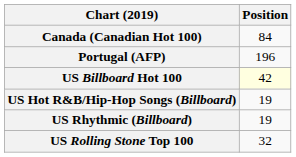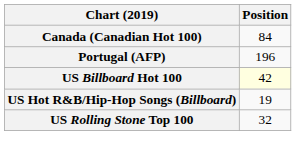- row: (122, 120)
